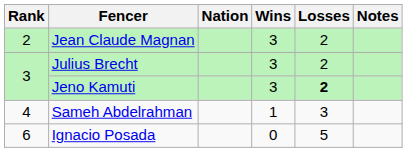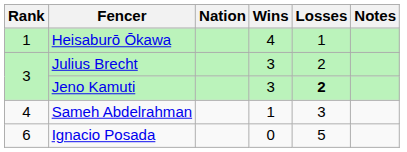+ row: (111, 40)
- row: (123, 40)
